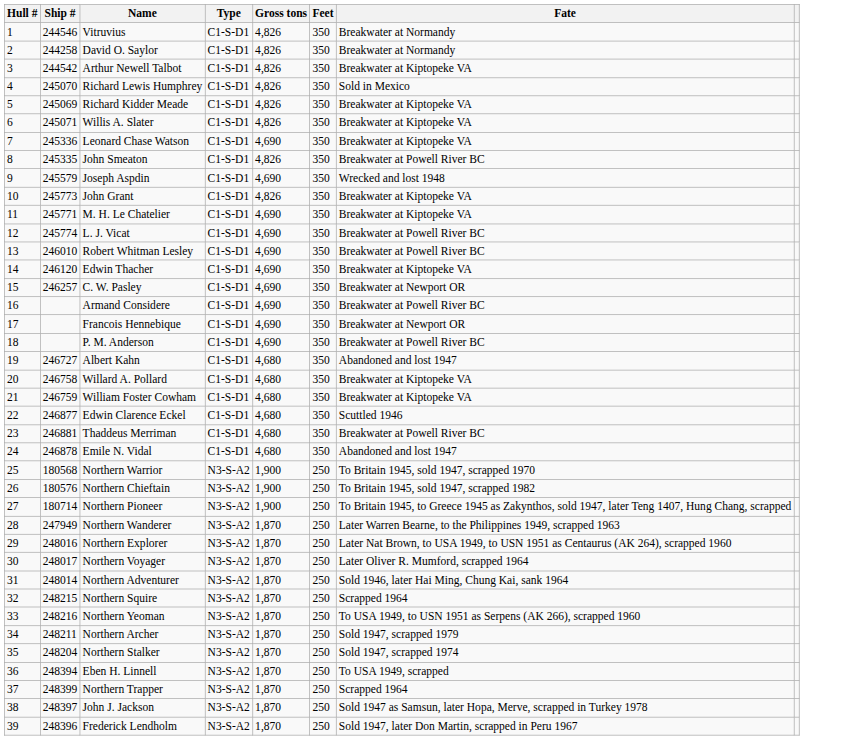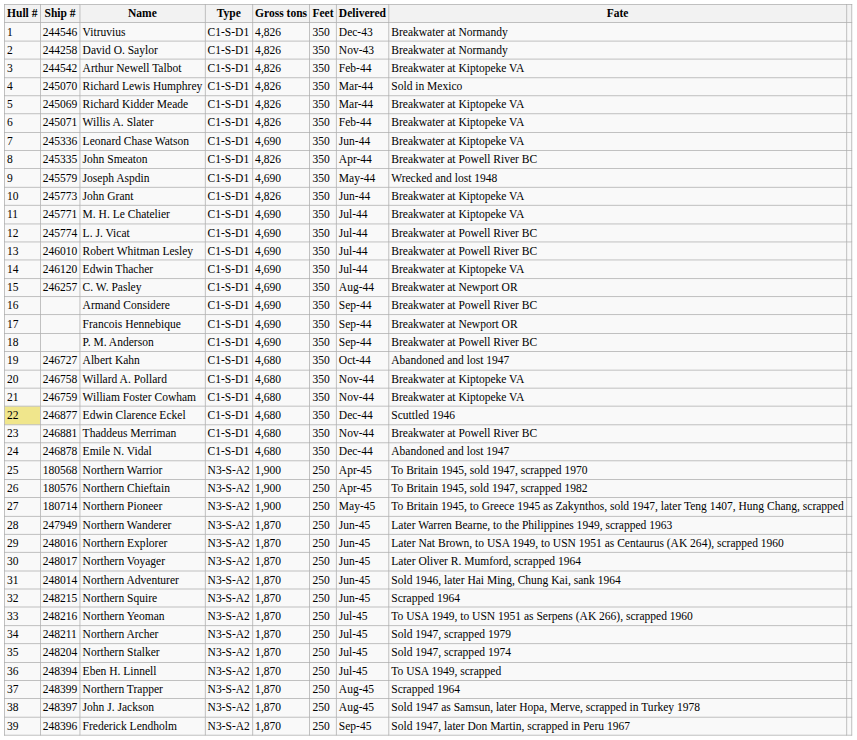+ column: (362, 13)
(13, 415) no background -> (13, 415) khaki background
